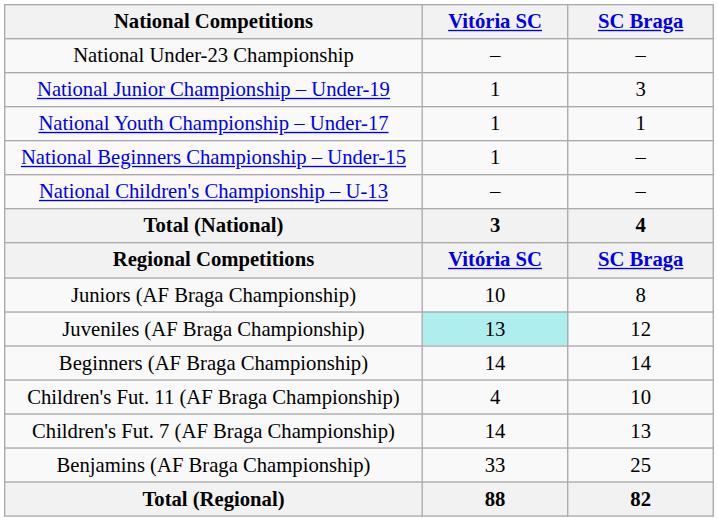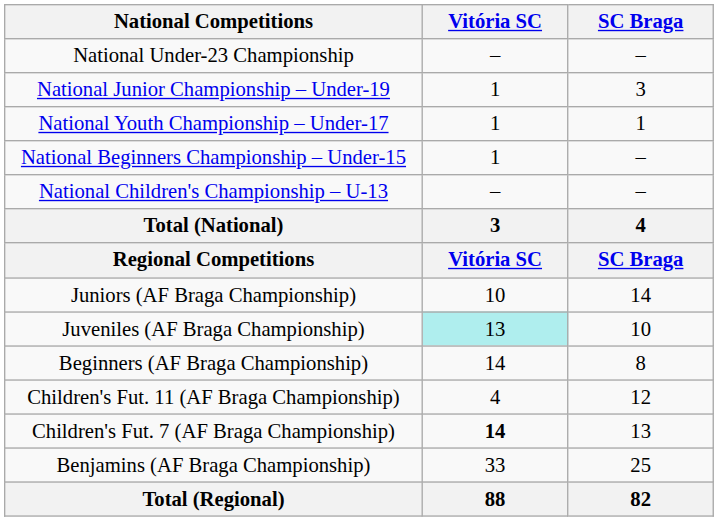(641, 294) 8 -> (641, 294) 14
(641, 328) 12 -> (641, 328) 10
(641, 362) 14 -> (641, 362) 8
(641, 396) 10 -> (641, 396) 12
(495, 430) normal -> (495, 430) bold
